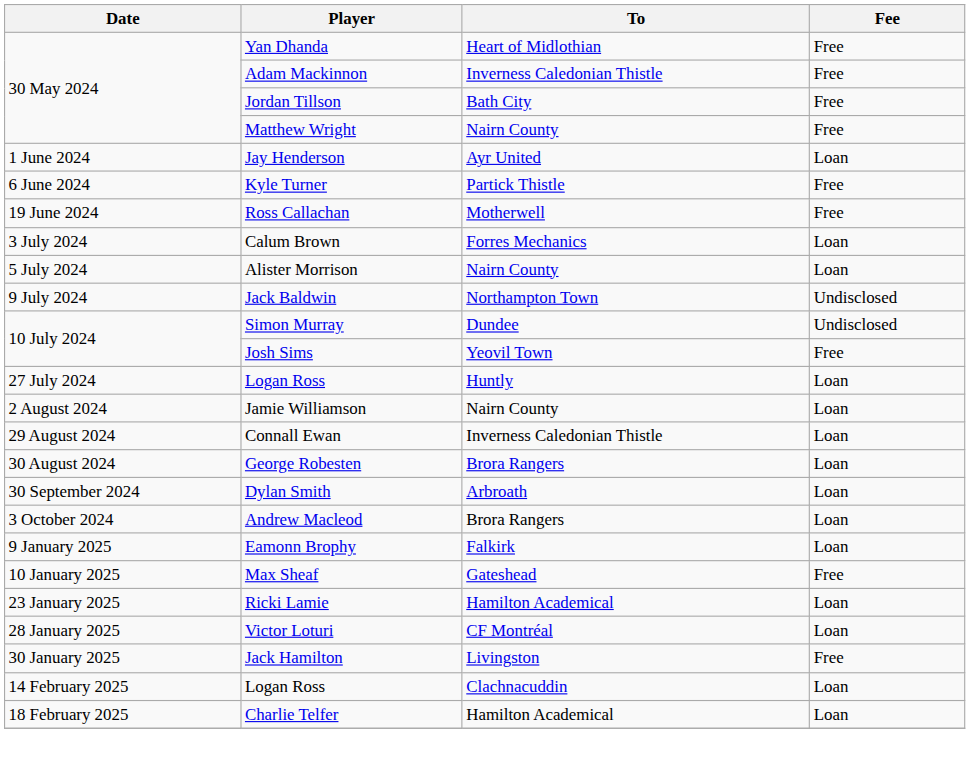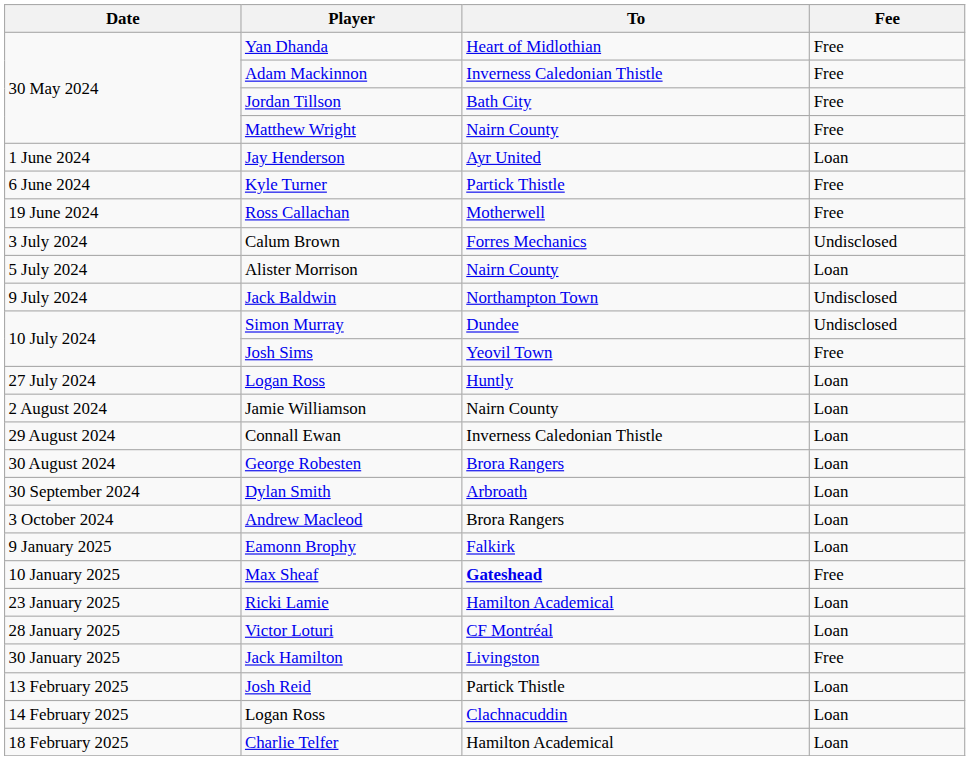(831, 241) Loan -> (855, 241) Undisclosed
(501, 574) normal -> (504, 574) bold
+ row: (68, 686)
